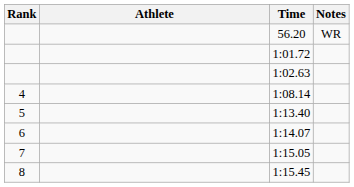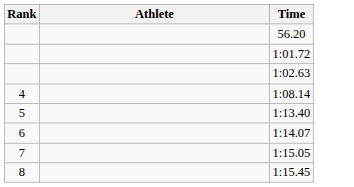- column: (331, 14)
